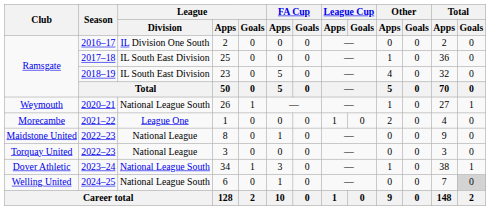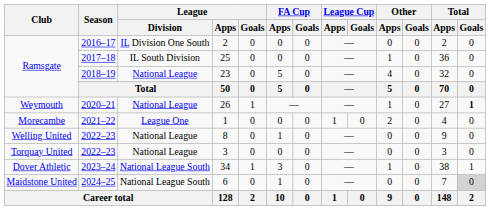(165, 58) IL South East Division -> (165, 58) IL South Division
(165, 74) IL South East Division -> (165, 74) National League
(165, 105) National League South -> (165, 105) National League
(471, 105) normal -> (471, 105) bold
(42, 136) Maidstone United -> (42, 136) Welling United
(42, 182) Welling United -> (42, 182) Maidstone United
